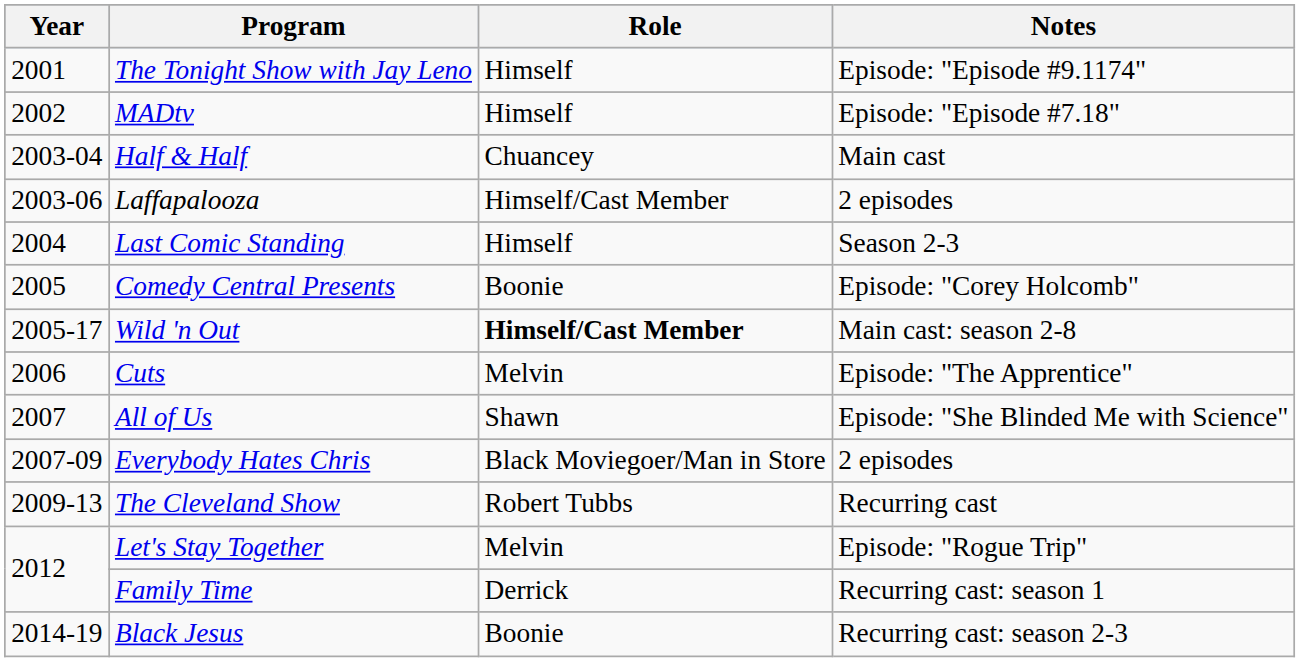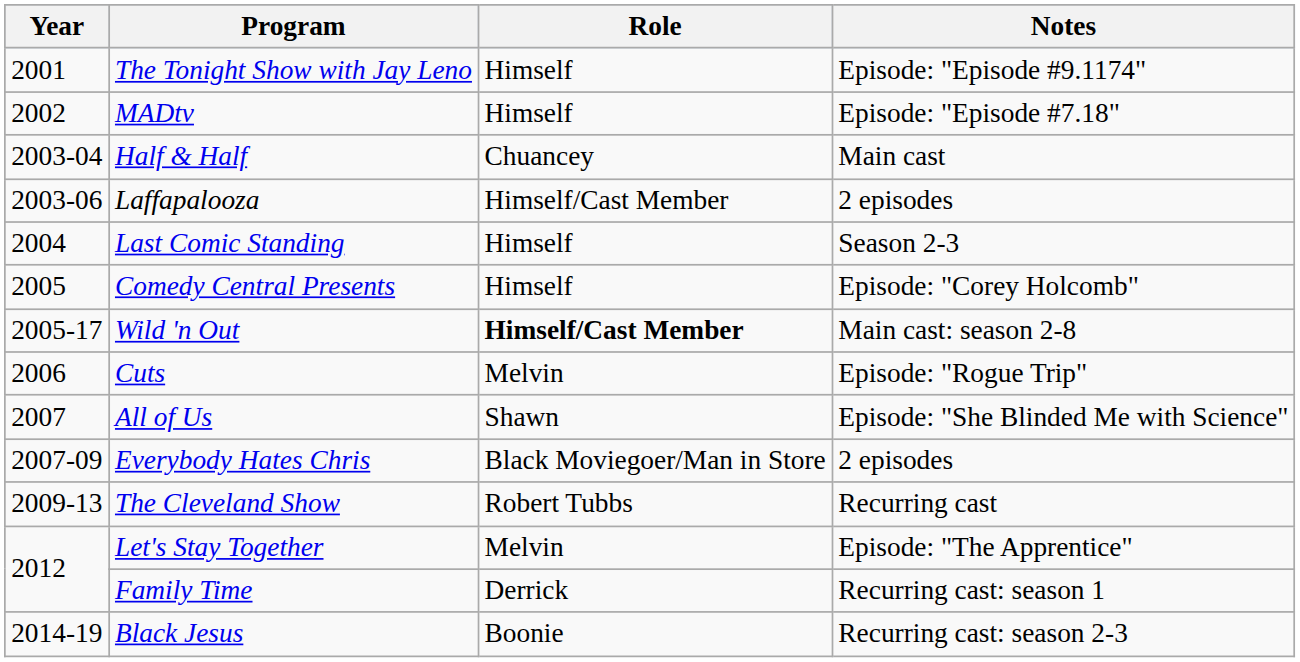(524, 286) Boonie -> (529, 286) Himself
(986, 373) Episode: "The Apprentice" -> (963, 373) Episode: "Rogue Trip"
(963, 546) Episode: "Rogue Trip" -> (986, 546) Episode: "The Apprentice"
